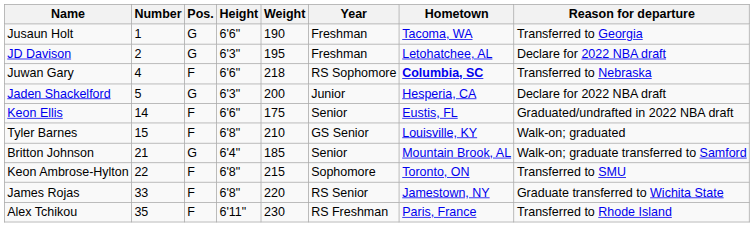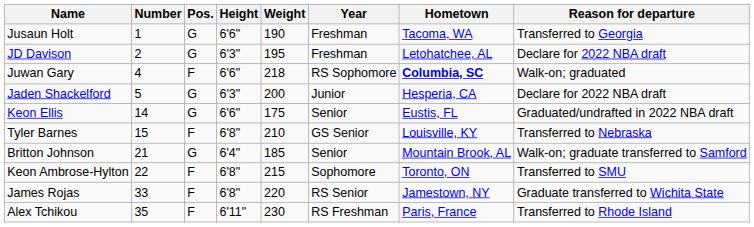(584, 73) Transferred to Nebraska -> (571, 73) Walk-on; graduated
(191, 113) F -> (192, 113) G
(571, 133) Walk-on; graduated -> (584, 133) Transferred to Nebraska
